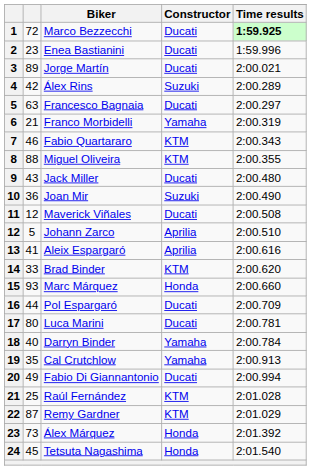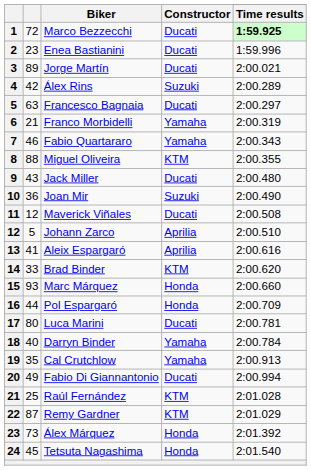(176, 141) KTM -> (185, 141) Yamaha
(181, 305) Ducati -> (181, 305) Honda
